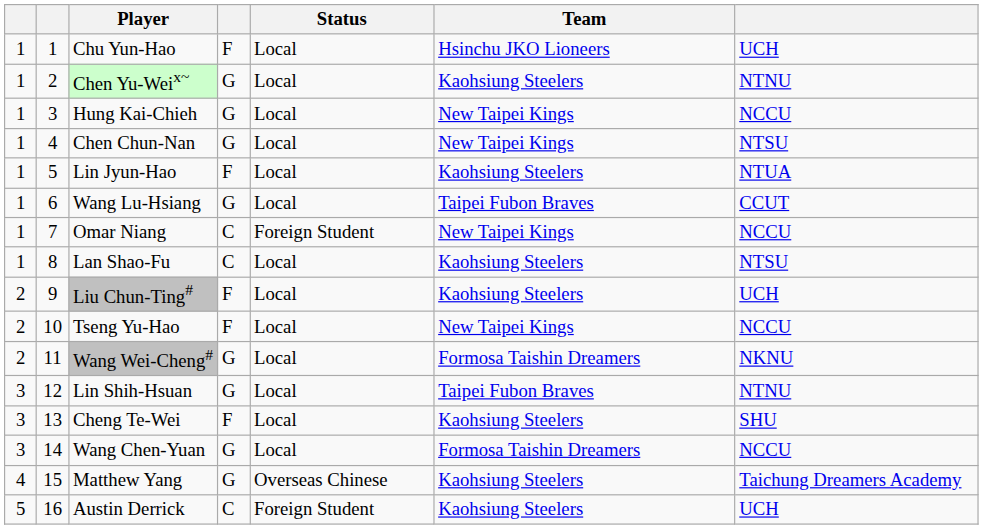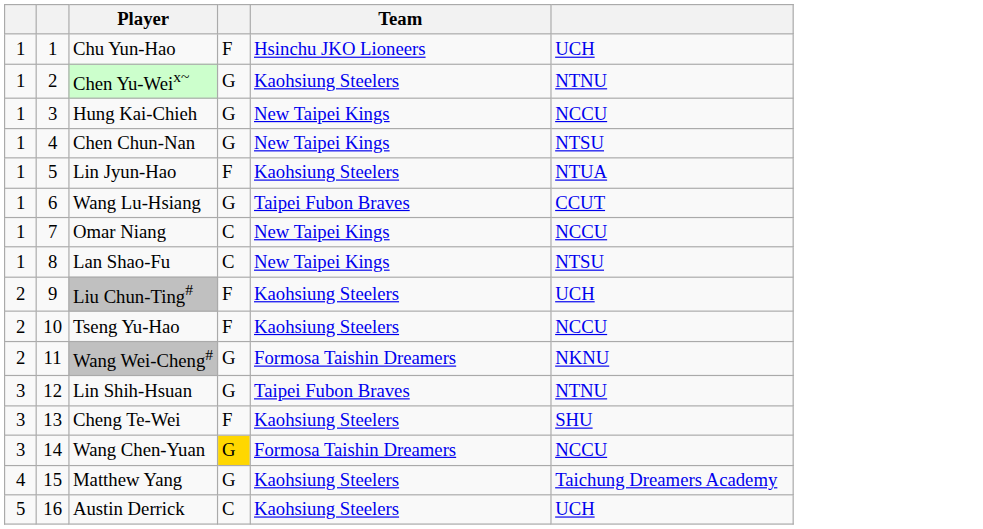- column: (342, 19)
(511, 261) Kaohsiung Steelers -> (322, 261) New Taipei Kings
(506, 326) New Taipei Kings -> (327, 326) Kaohsiung Steelers
(229, 450) no background -> (229, 450) gold background
